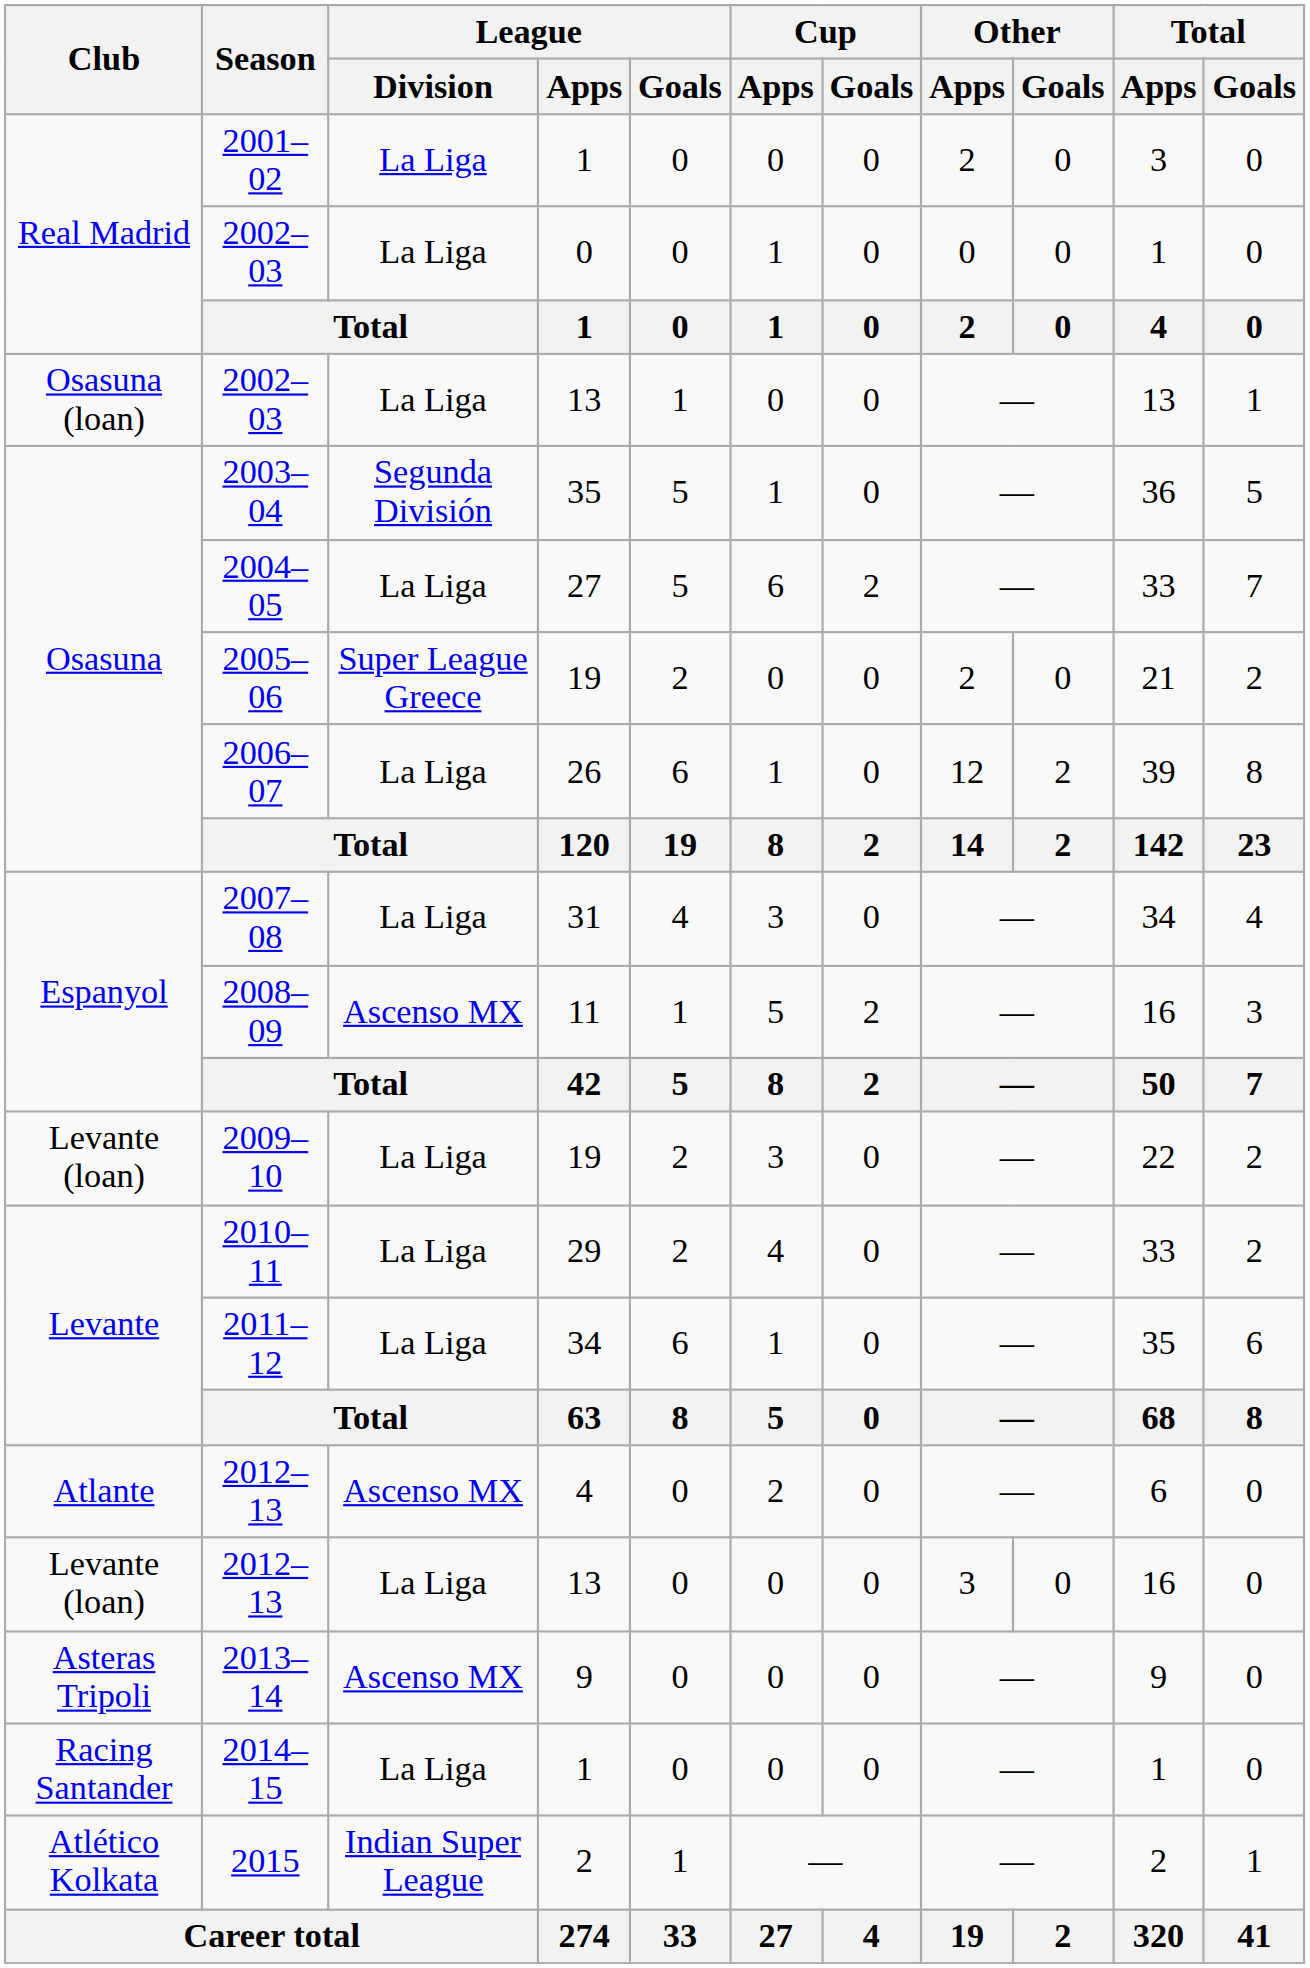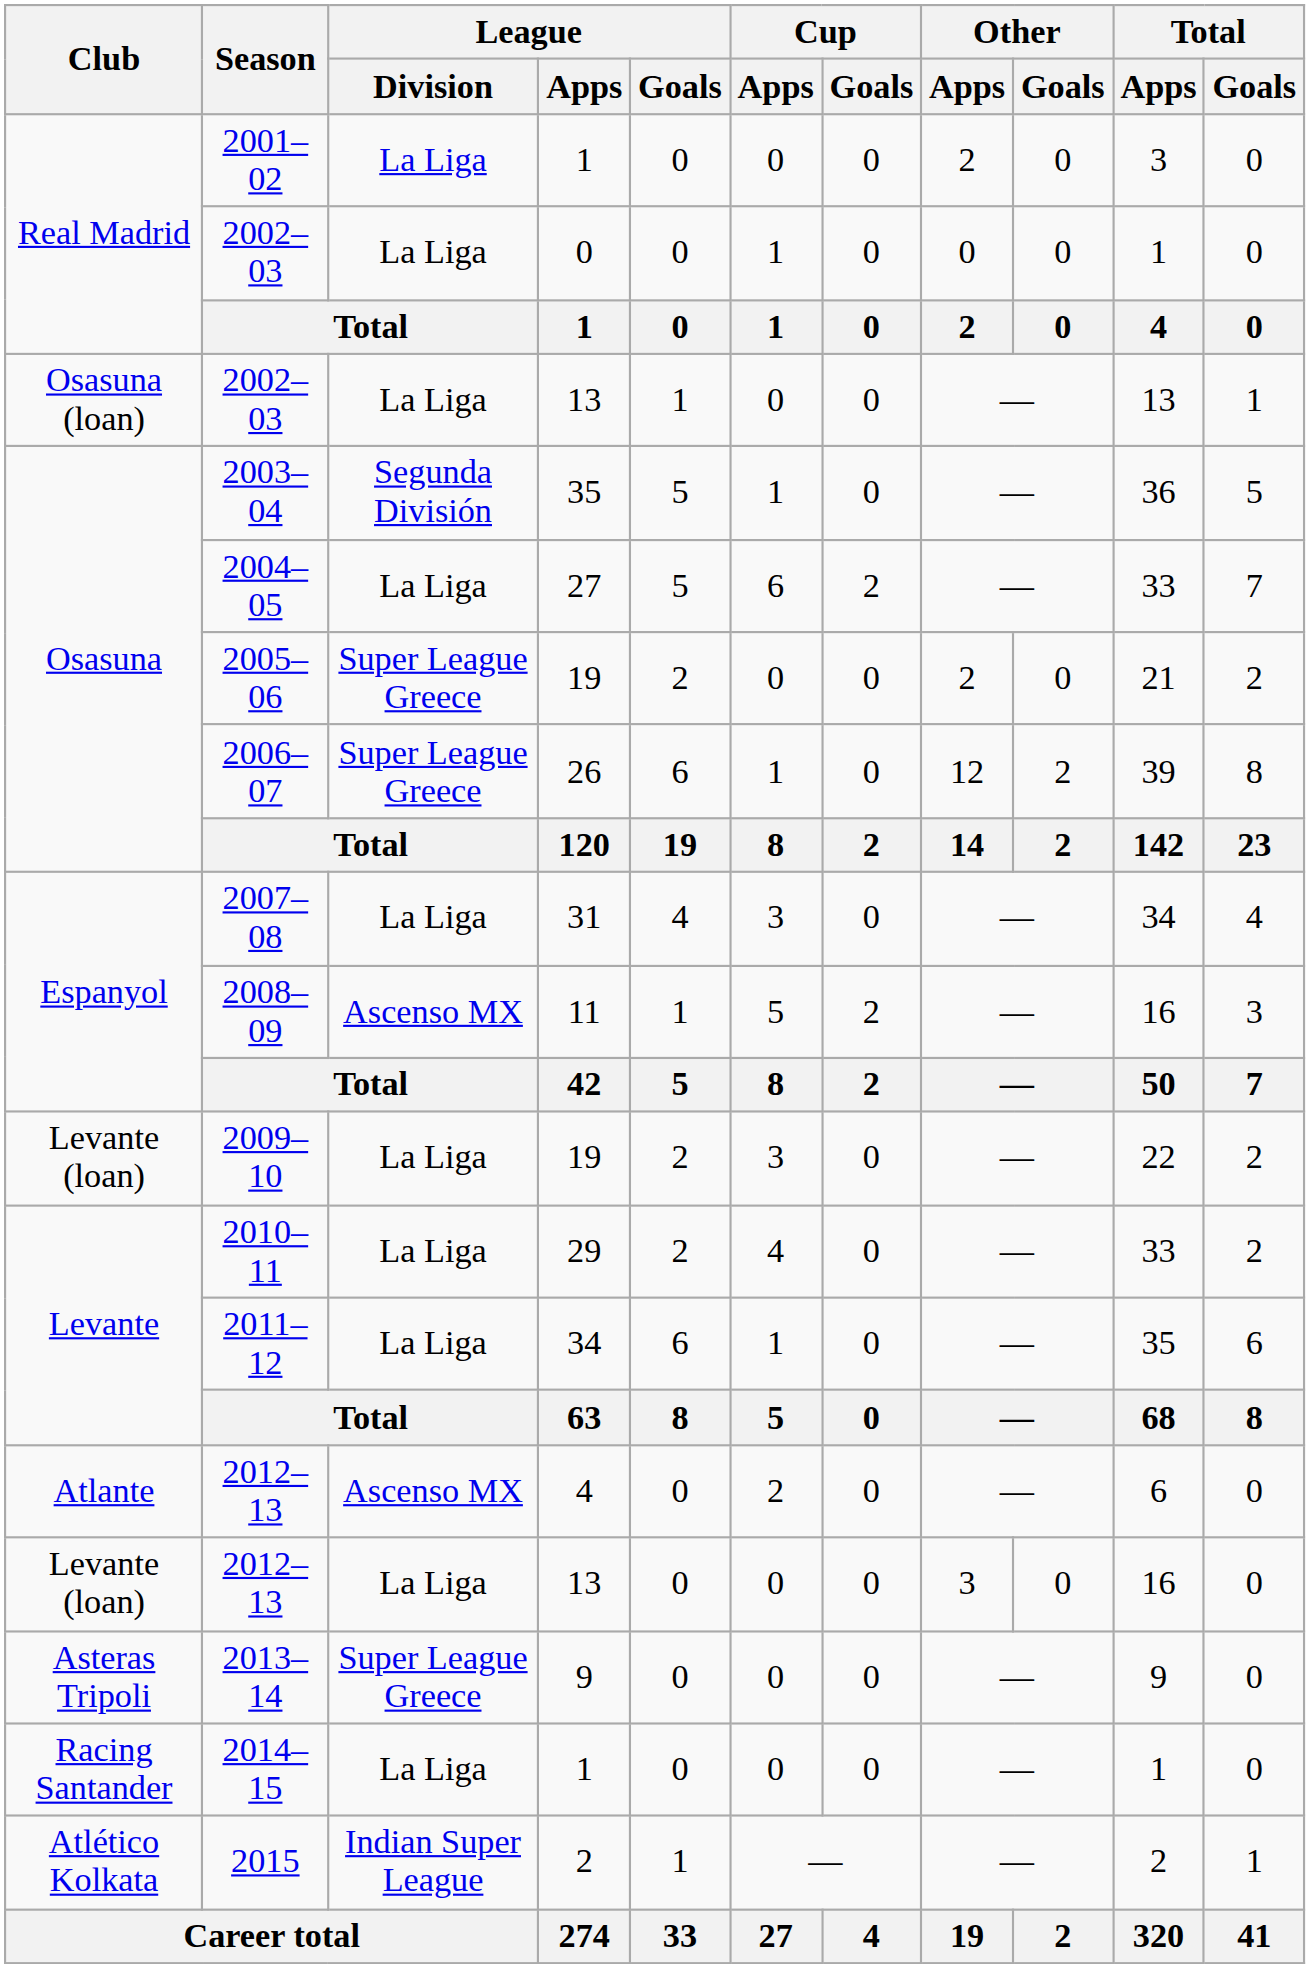(433, 770) La Liga -> (433, 770) Super League Greece
(433, 1676) Ascenso MX -> (433, 1676) Super League Greece
